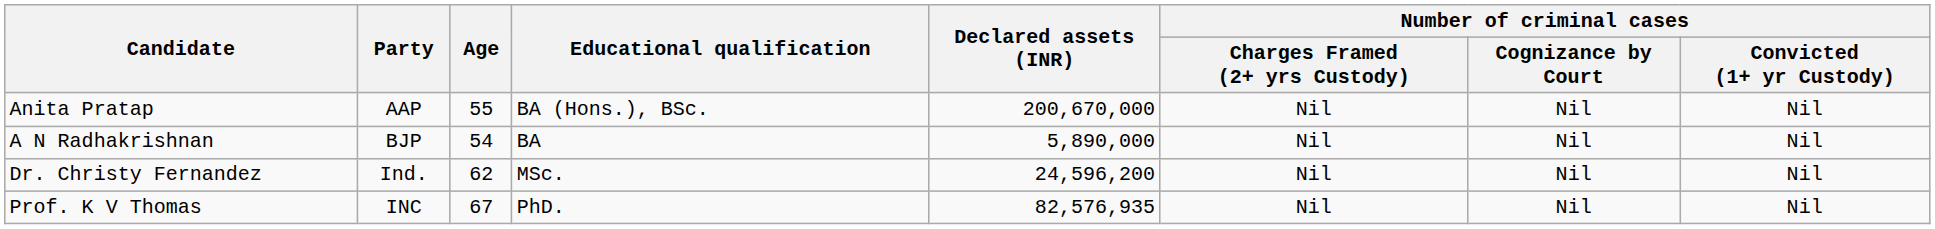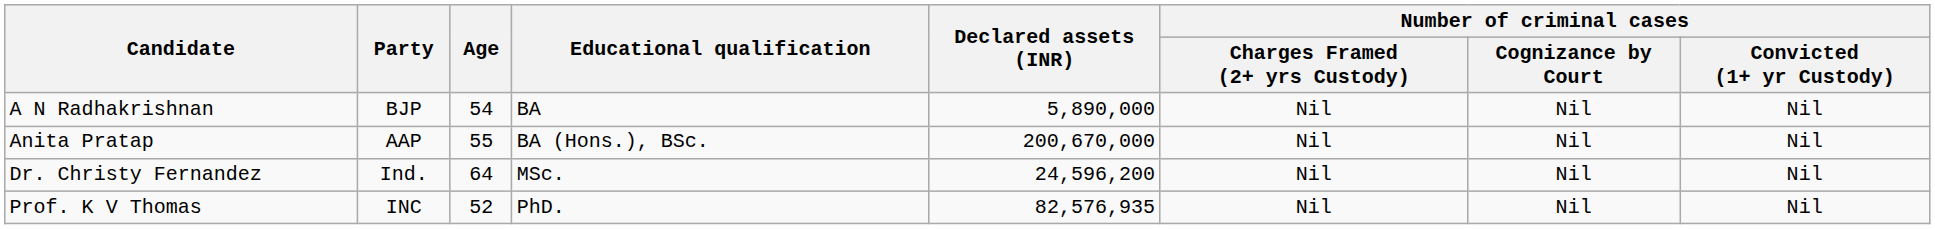rows swapped: (82, 109) <-> (112, 142)
(481, 175) 62 -> (481, 175) 64
(481, 207) 67 -> (481, 207) 52
